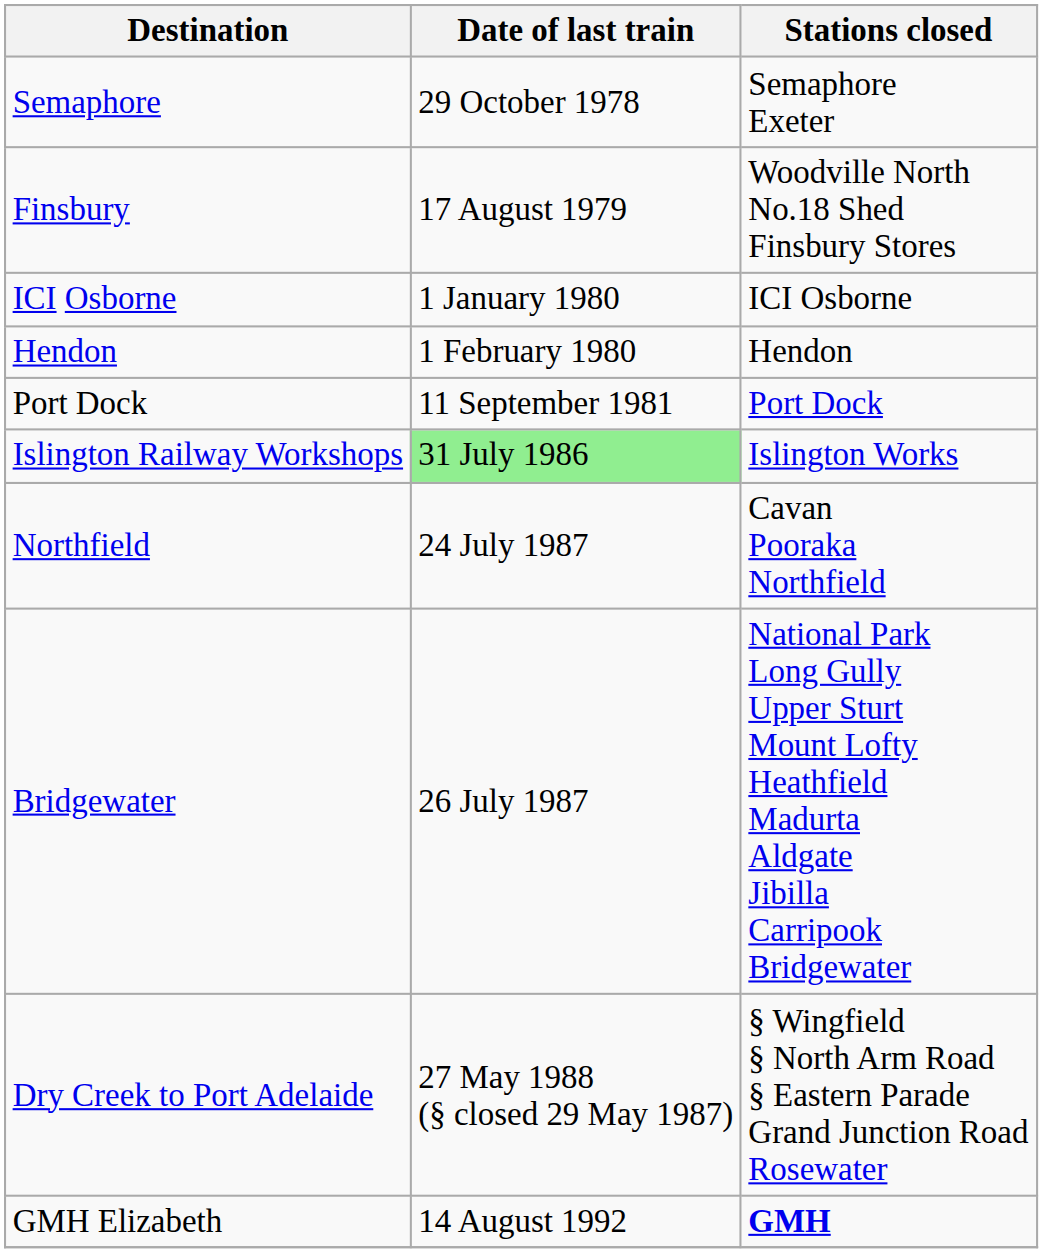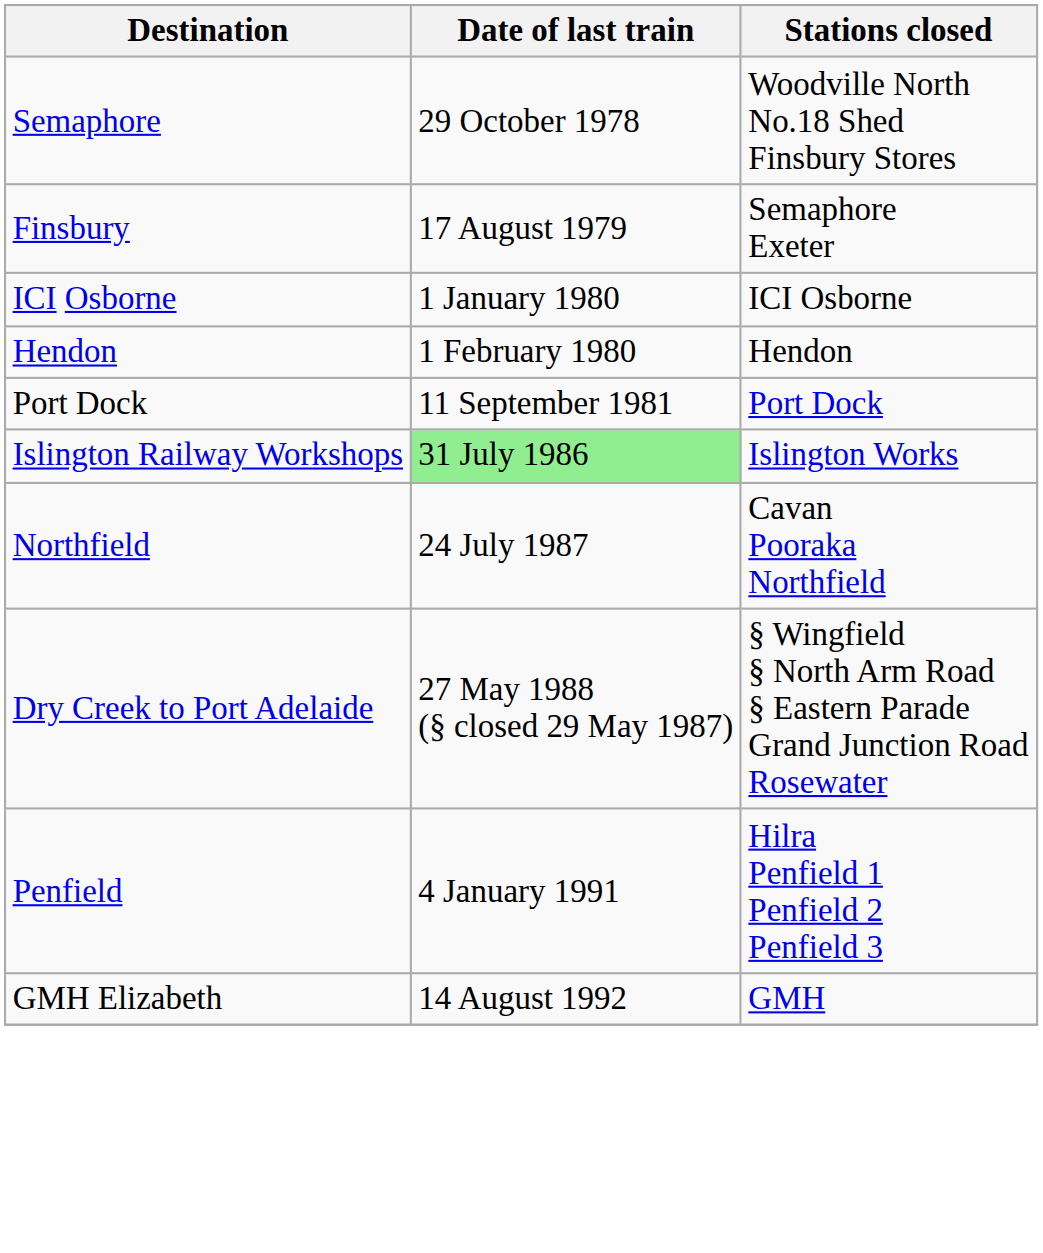(822, 101) Semaphore Exeter -> (859, 119) Woodville North No.18 Shed Finsbury Stores
(859, 209) Woodville North No.18 Shed Finsbury Stores -> (822, 227) Semaphore Exeter
- row: (94, 801)
+ row: (68, 890)
(790, 1220) bold -> (787, 998) normal
